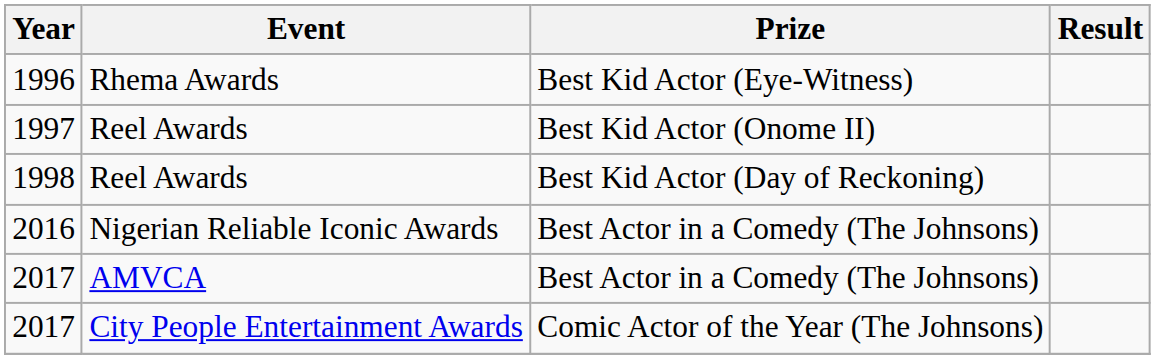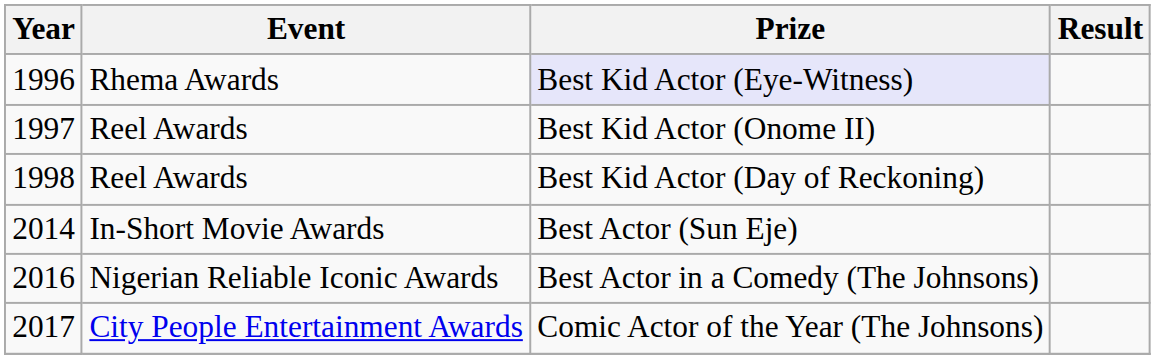(725, 79) no background -> (725, 79) lavender background
+ row: (44, 228)
- row: (44, 278)
